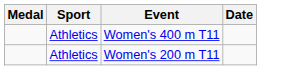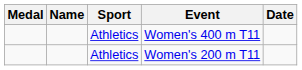+ column: (67, 15)
